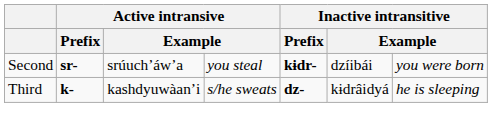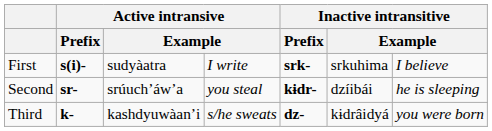+ row: (22, 65)
(440, 65) you were born -> (438, 89) he is sleeping
(438, 89) he is sleeping -> (440, 114) you were born
